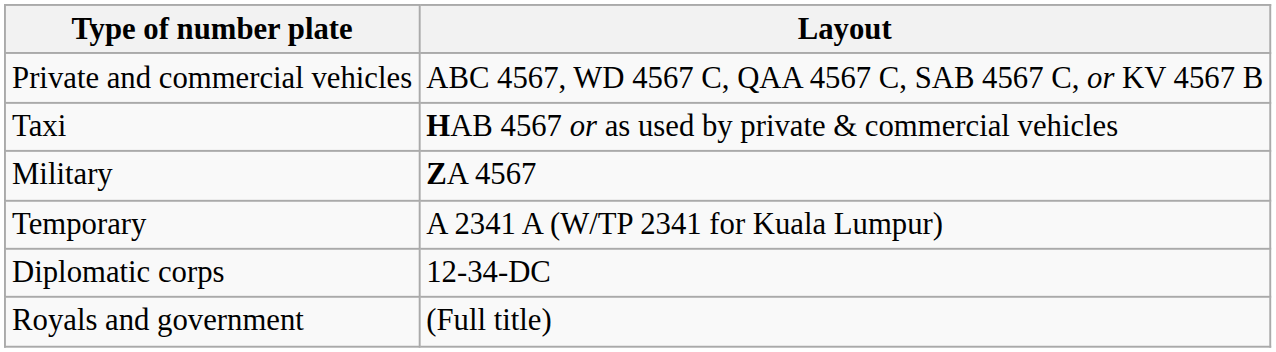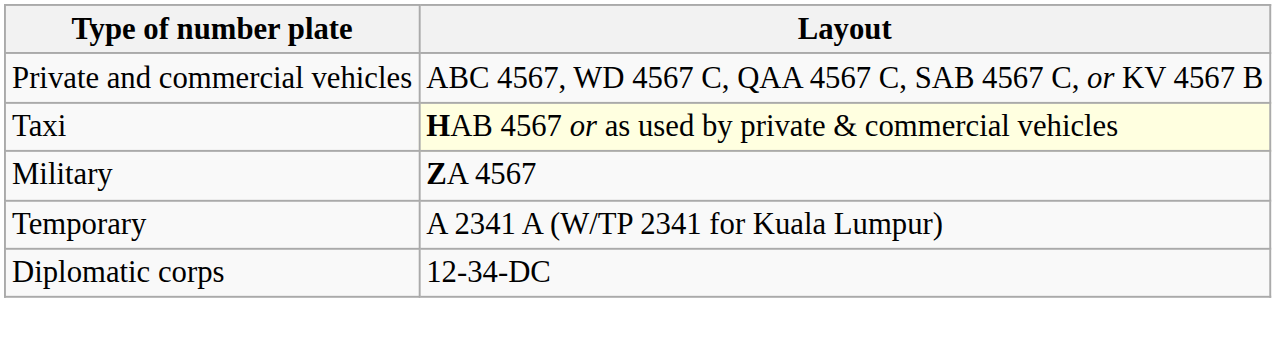(772, 126) no background -> (772, 126) lightyellow background
- row: (158, 321)
